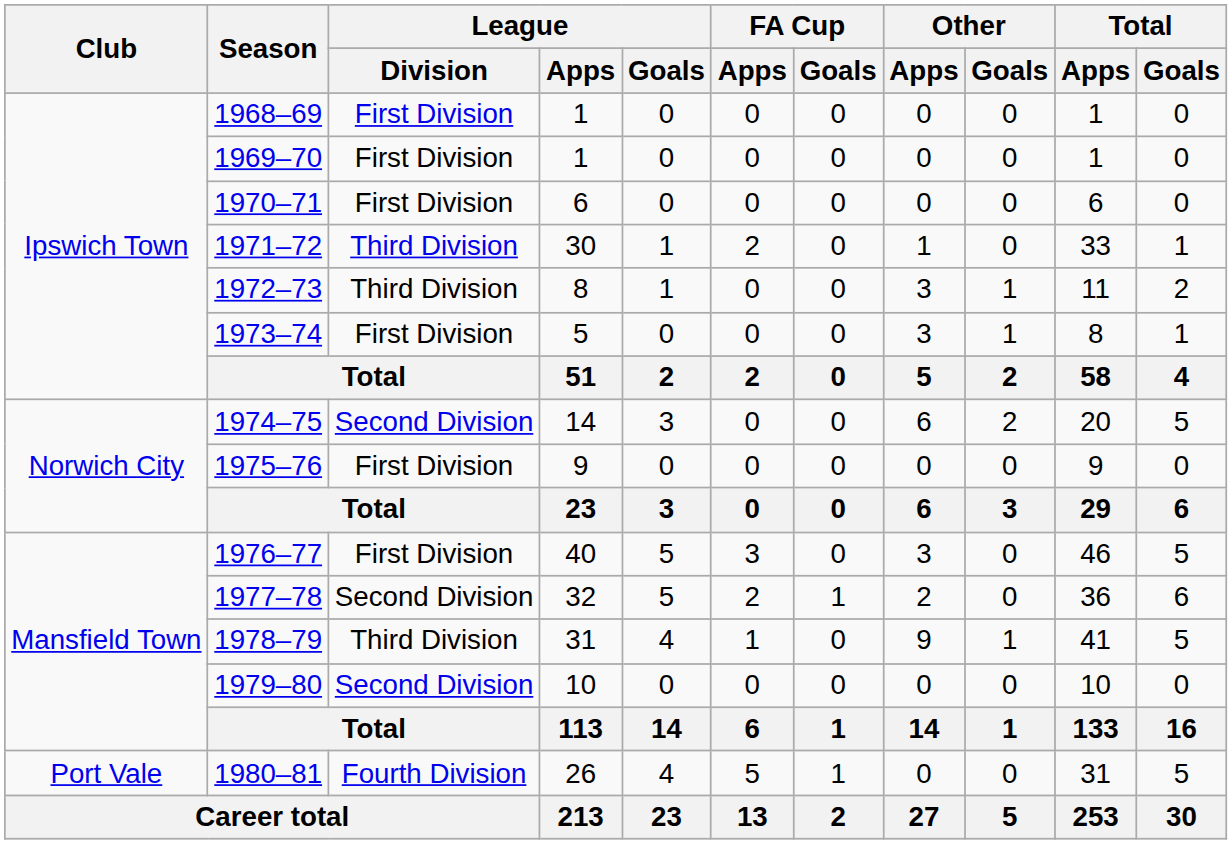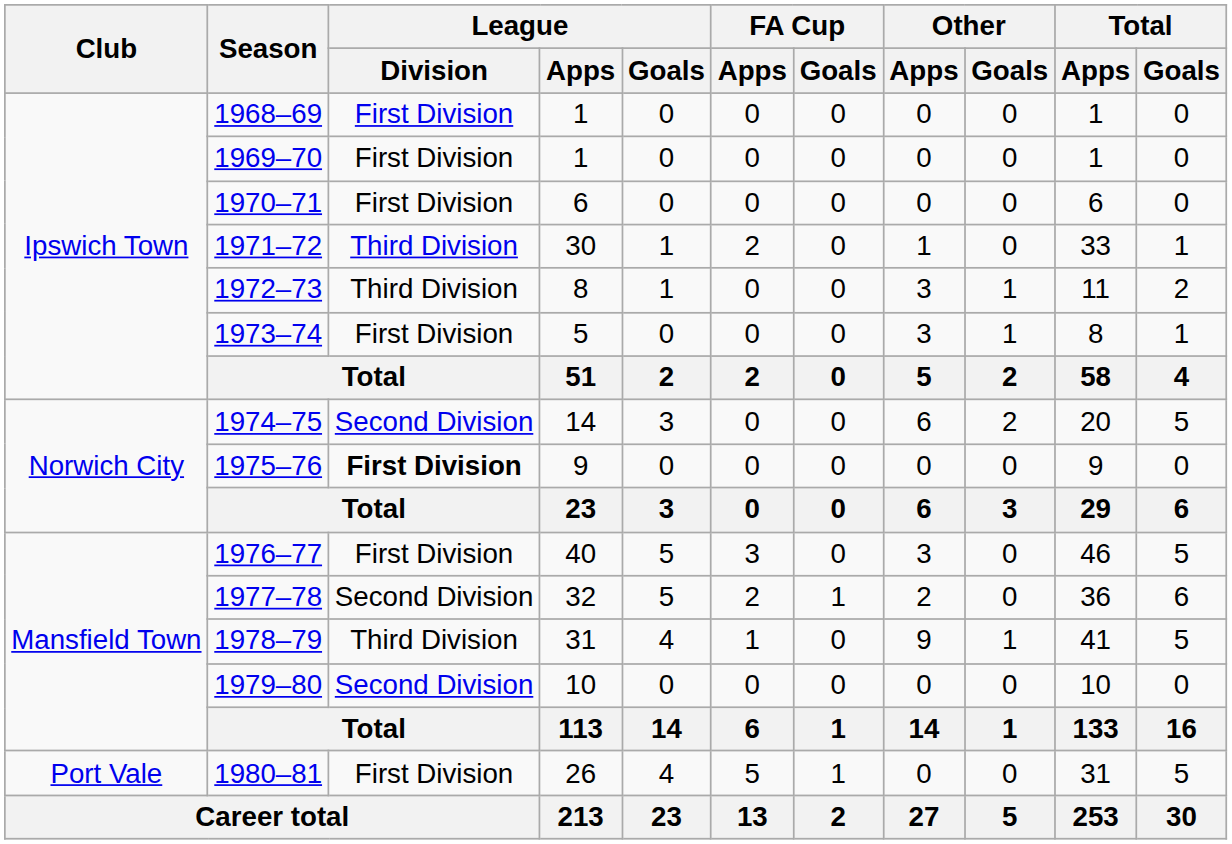(434, 465) normal -> (434, 465) bold
(434, 772) Fourth Division -> (434, 772) First Division
